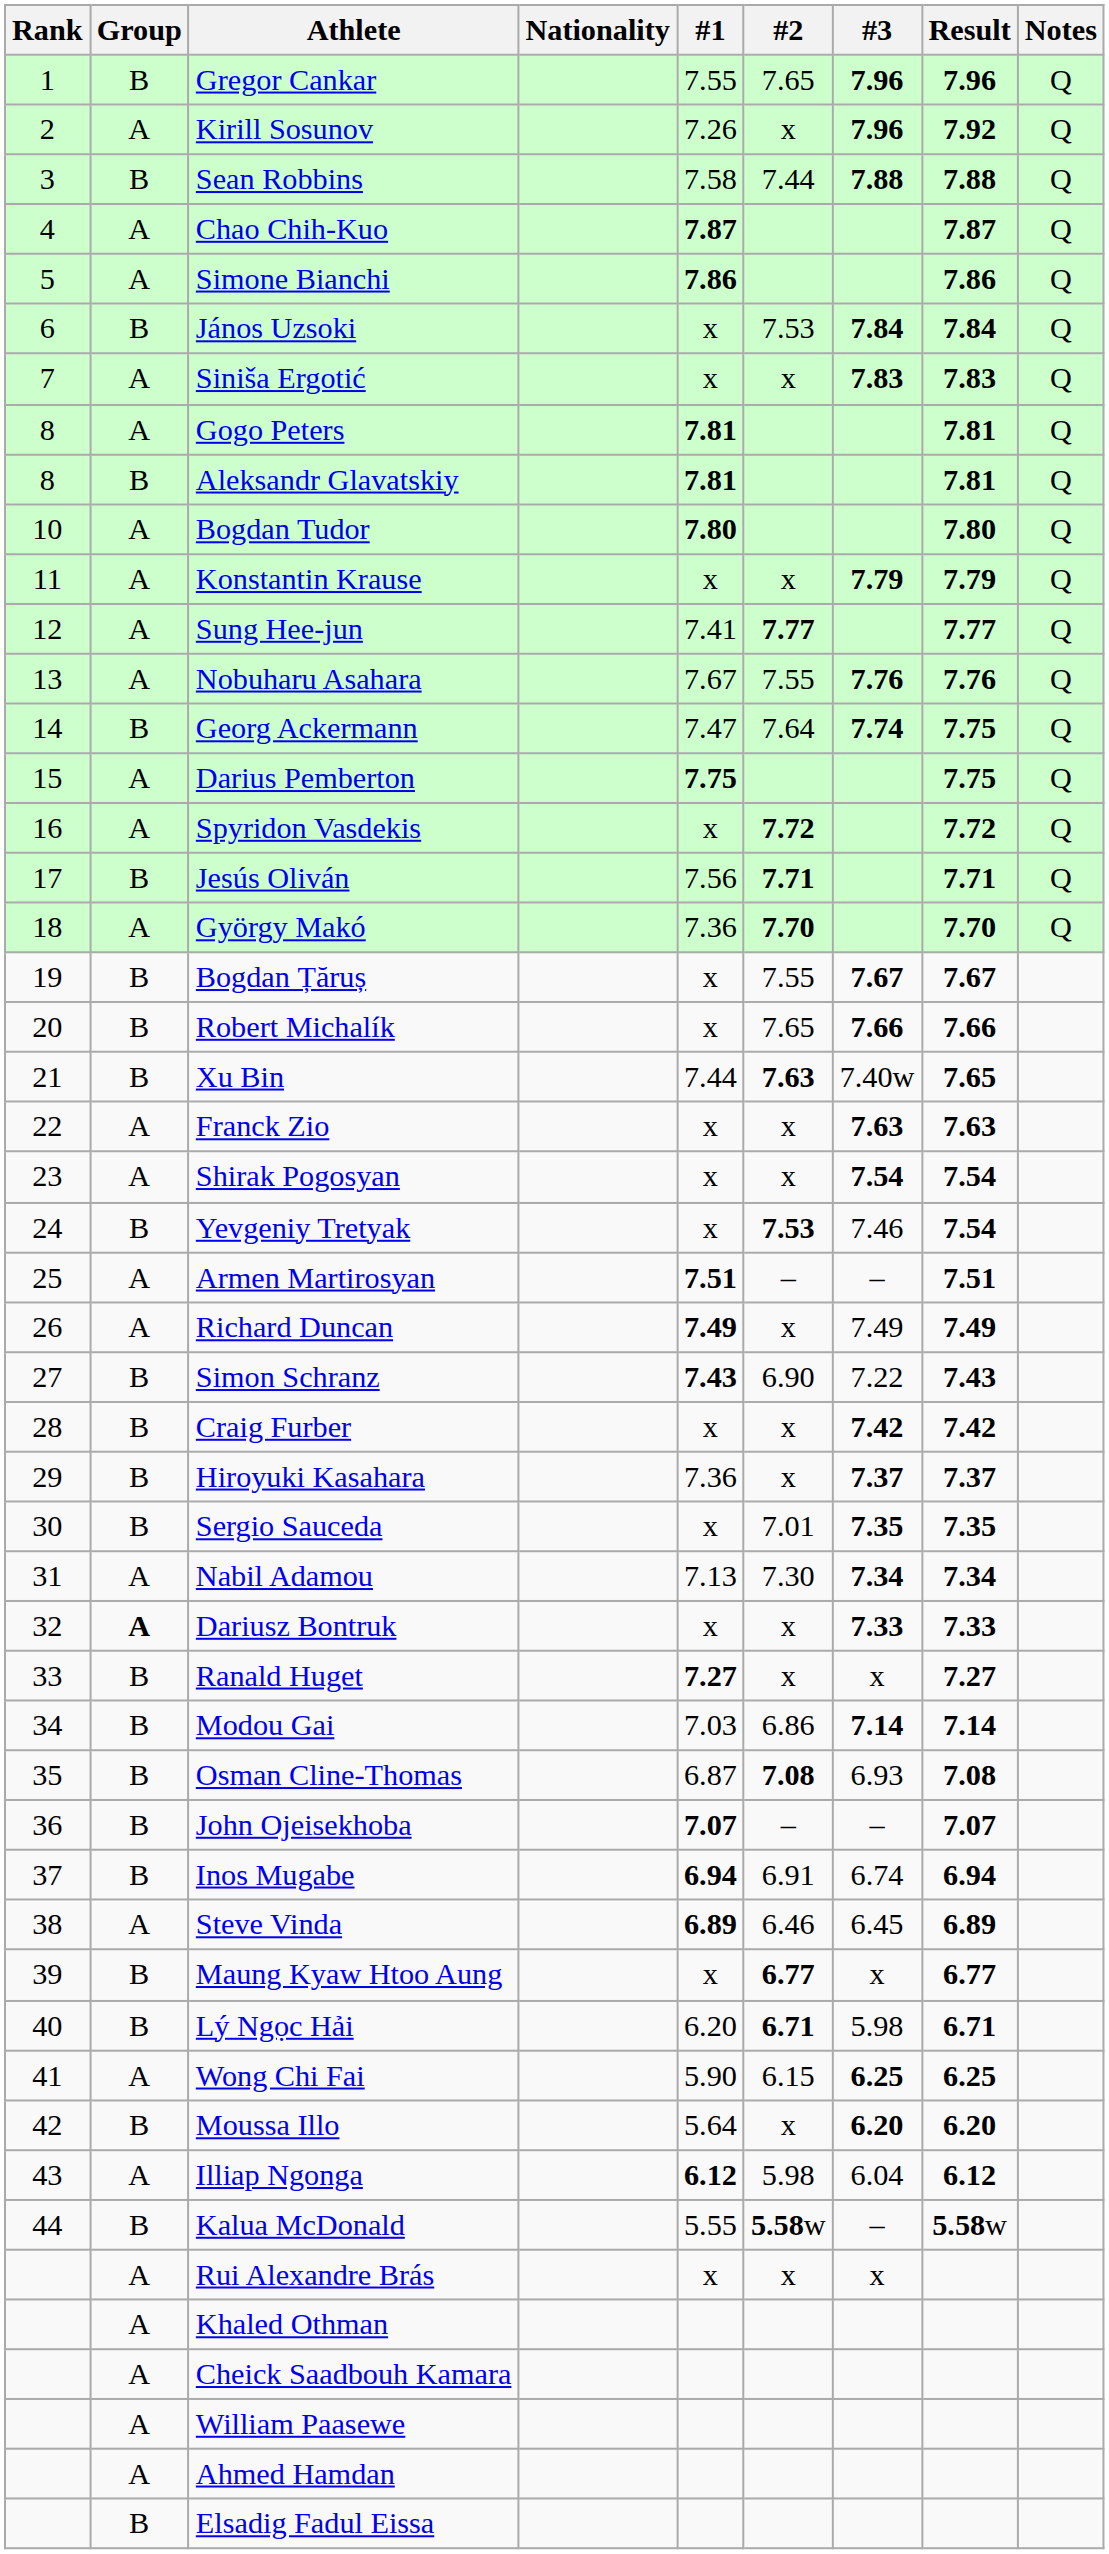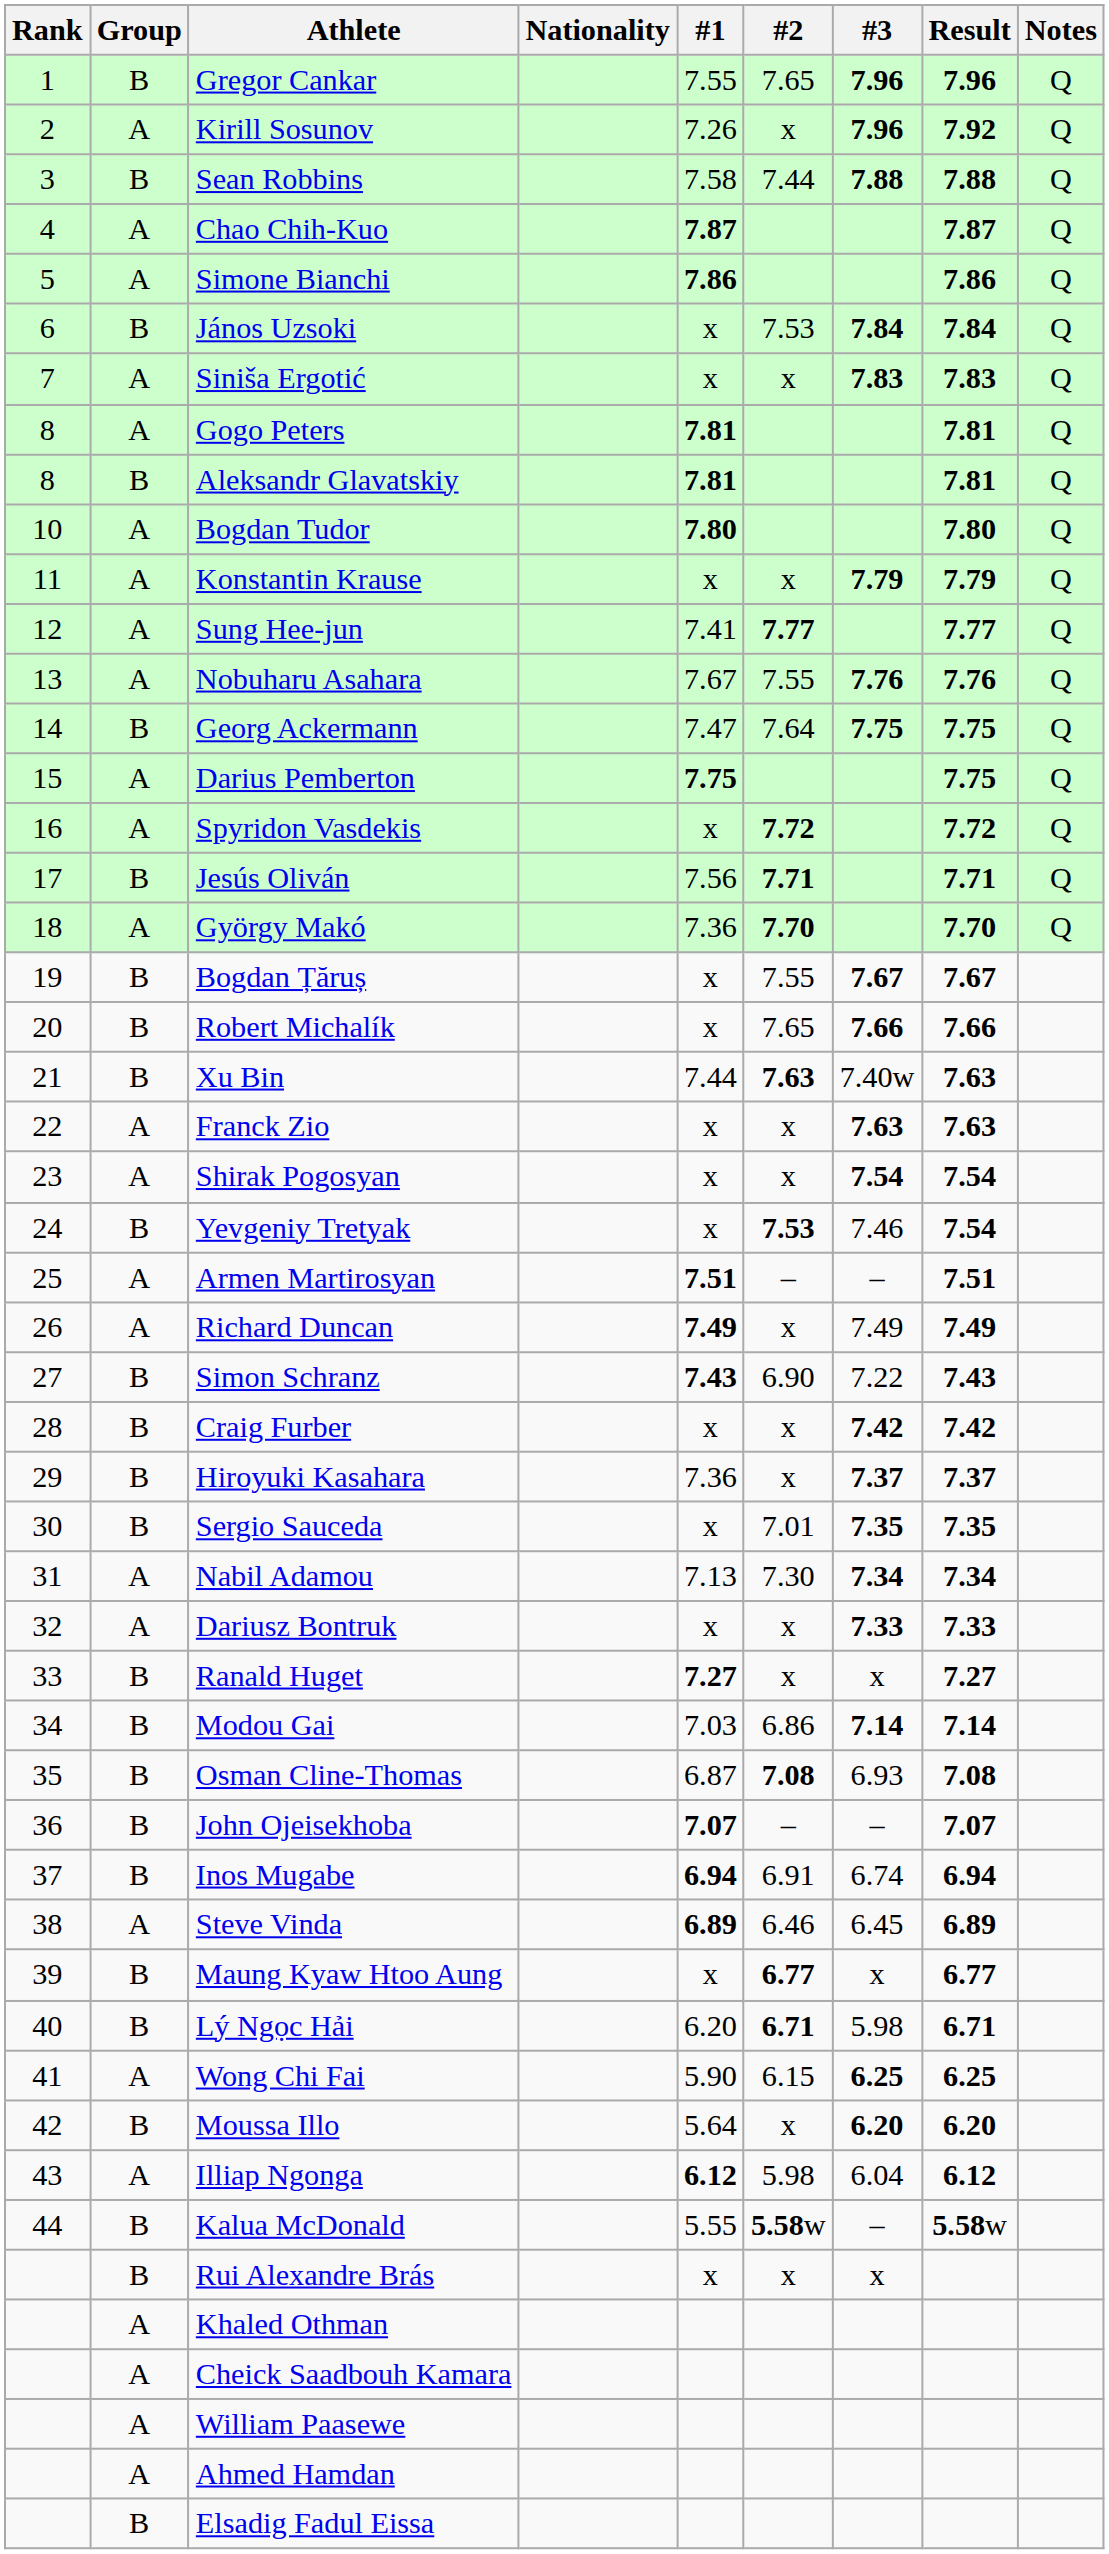(877, 727) 7.74 -> (877, 727) 7.75
(970, 1076) 7.65 -> (970, 1076) 7.63
(139, 1625) bold -> (139, 1625) normal
(139, 2273) A -> (139, 2273) B
